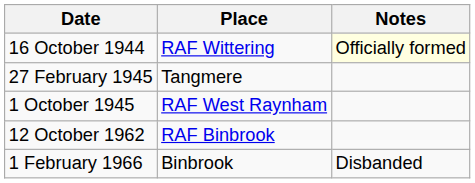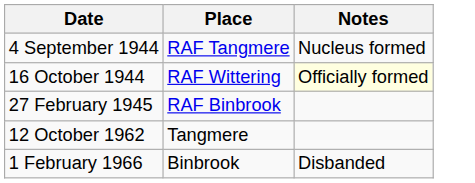+ row: (84, 47)
(202, 76) Tangmere -> (224, 105) RAF Binbrook
- row: (72, 105)
(218, 134) RAF Binbrook -> (208, 134) Tangmere
